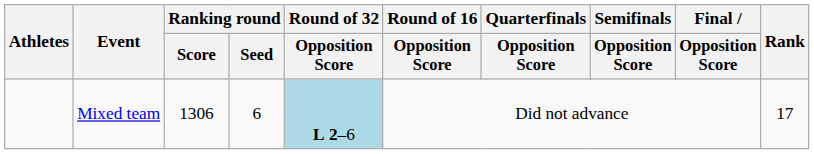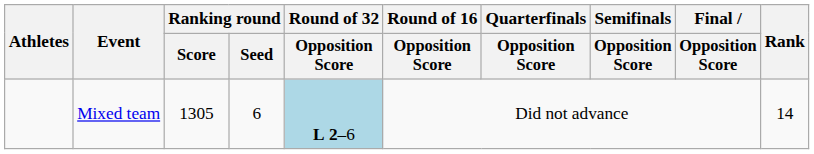(196, 114) 1306 -> (196, 114) 1305
(785, 114) 17 -> (785, 114) 14
